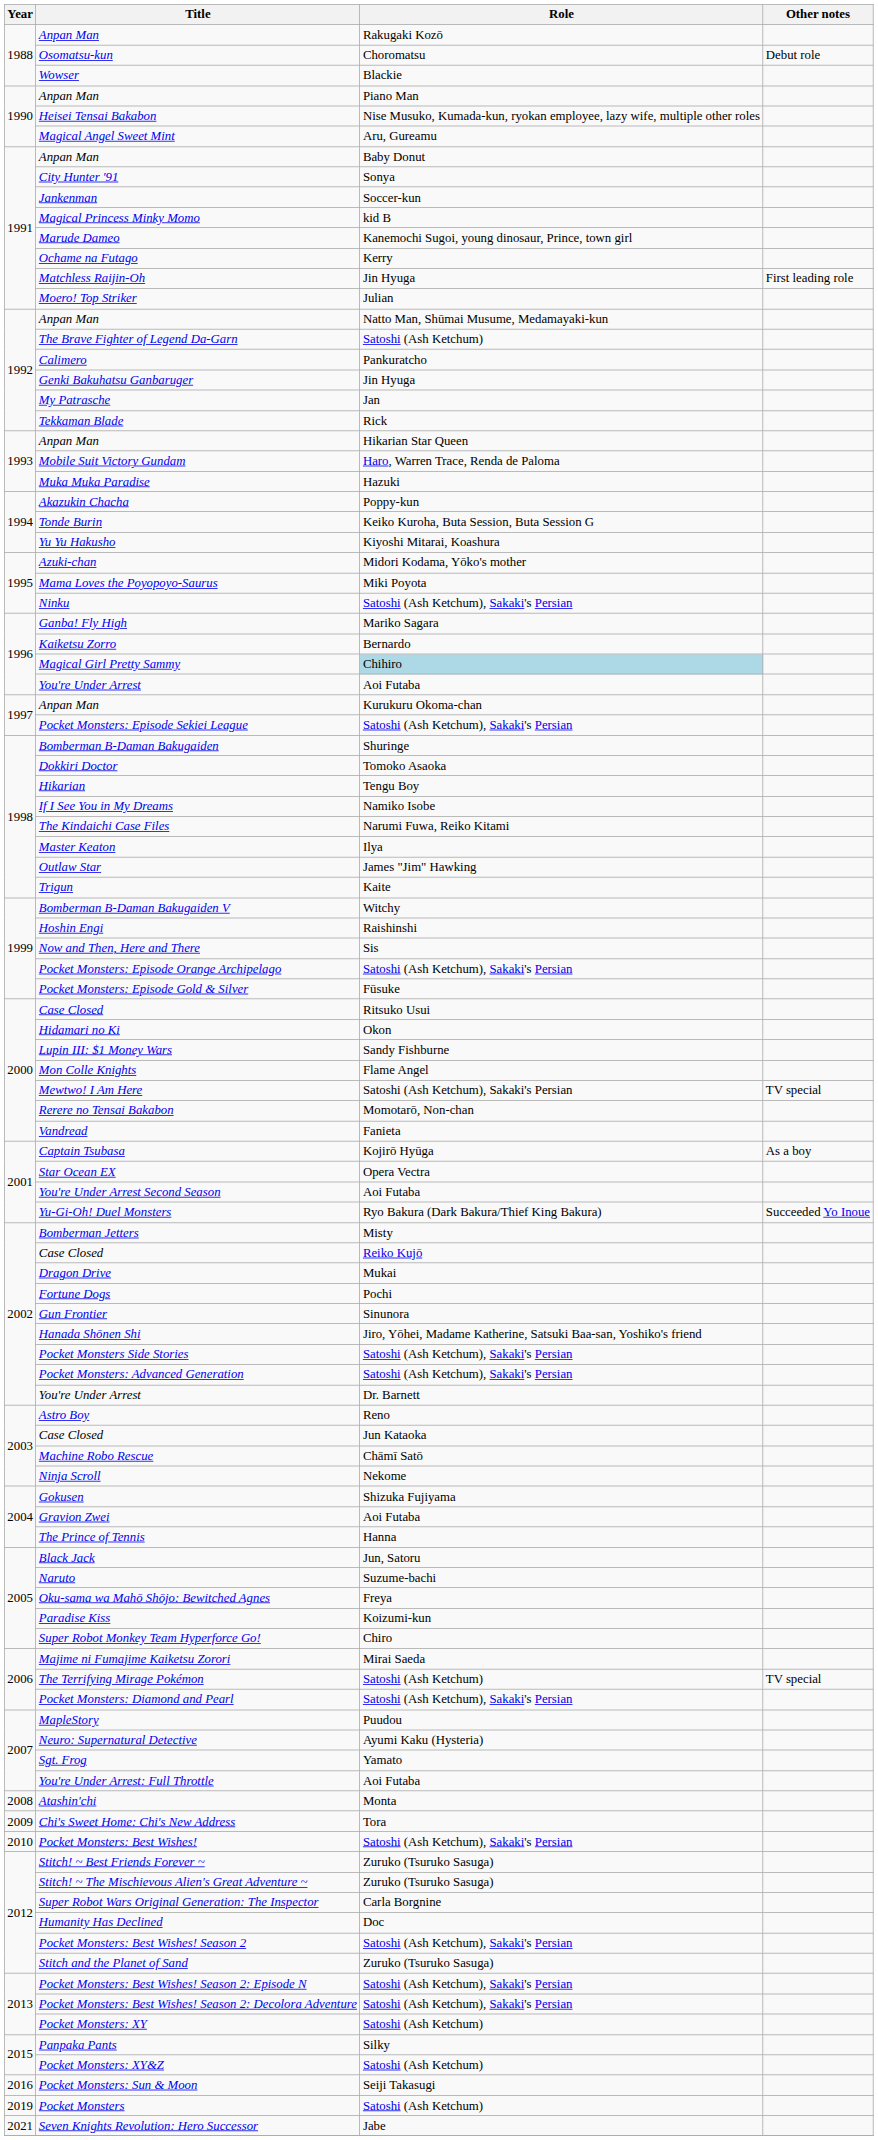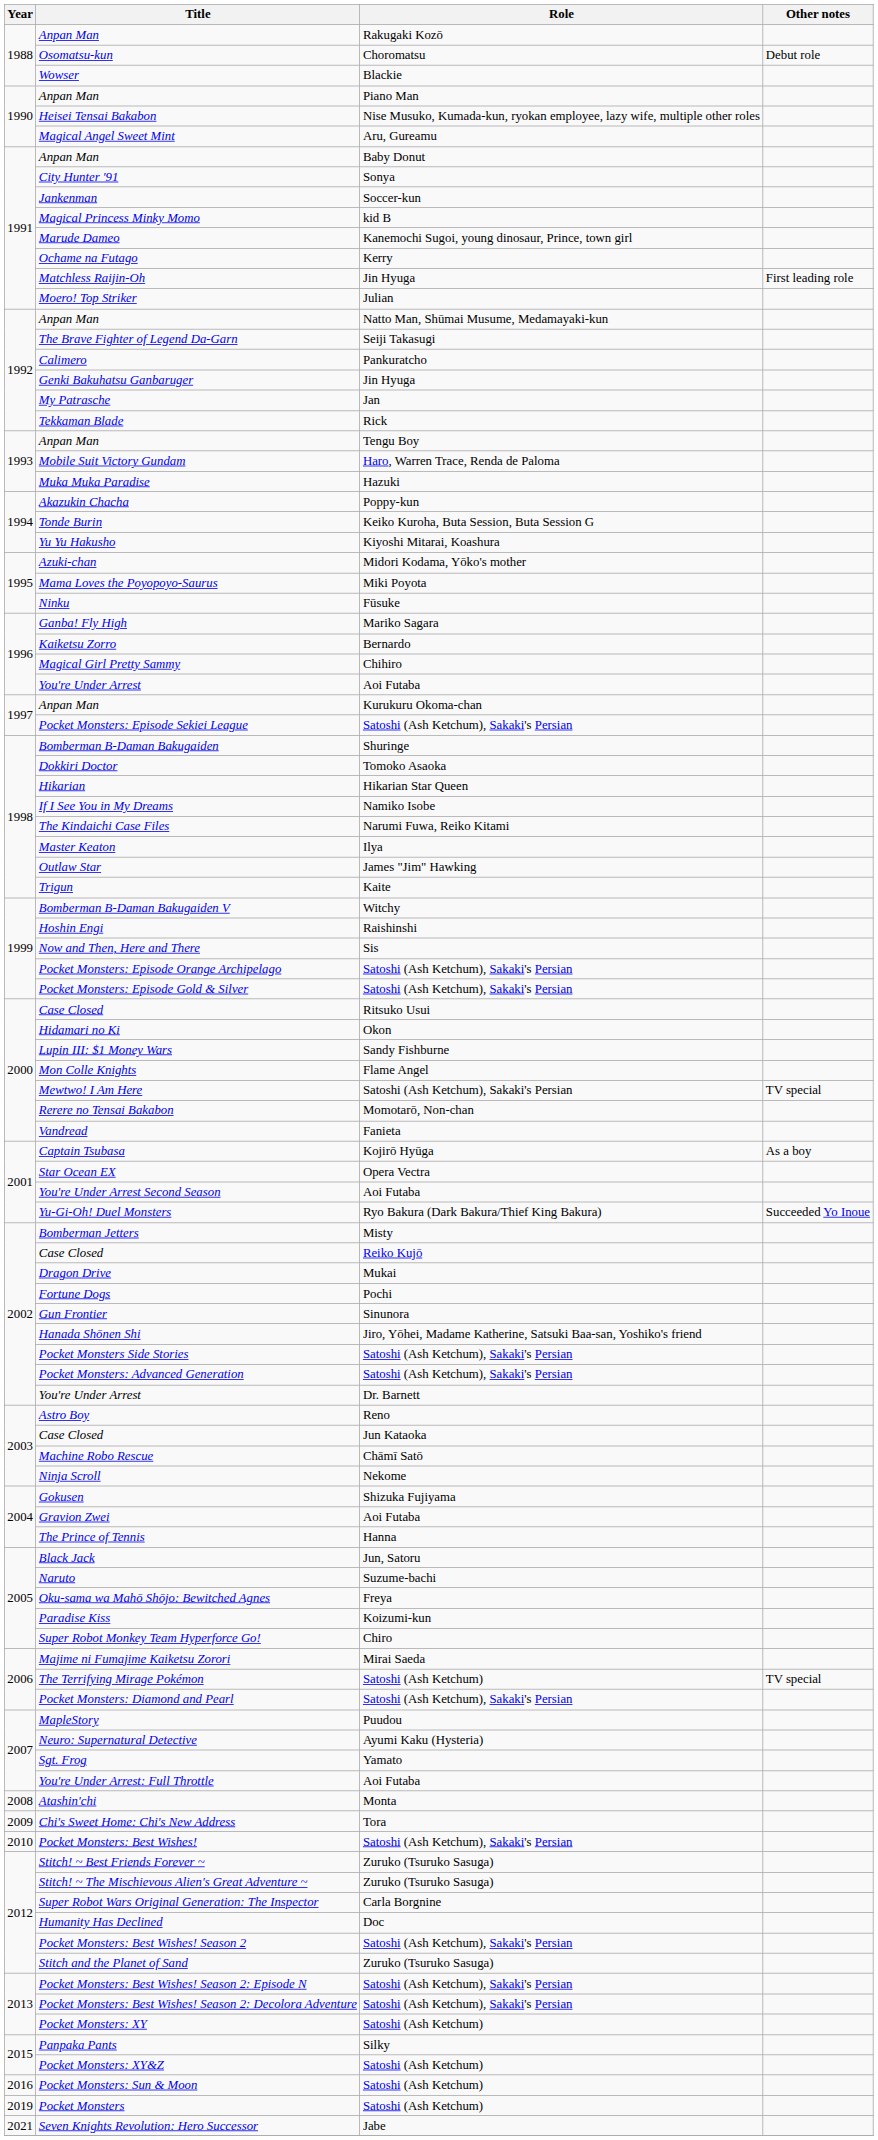(423, 339) Satoshi (Ash Ketchum) -> (399, 339) Seiji Takasugi
(416, 440) Hikarian Star Queen -> (391, 440) Tengu Boy
(468, 603) Satoshi (Ash Ketchum), Sakaki's Persian -> (381, 603) Fūsuke
(382, 664) lightblue background -> (382, 664) no background
(391, 786) Tengu Boy -> (416, 786) Hikarian Star Queen
(381, 989) Fūsuke -> (468, 989) Satoshi (Ash Ketchum), Sakaki's Persian
(399, 2085) Seiji Takasugi -> (423, 2085) Satoshi (Ash Ketchum)
